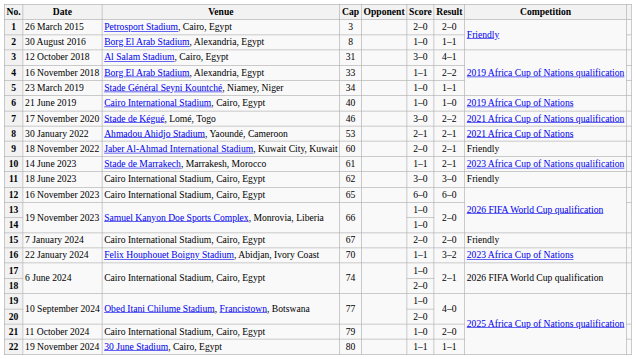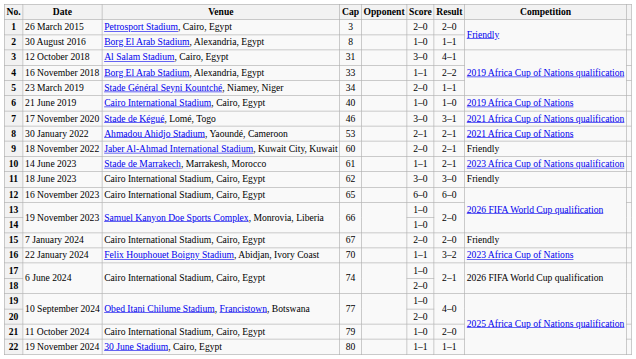(420, 88) 1–0 -> (420, 88) 2–0
(449, 118) 2–2 -> (449, 118) 3–1
